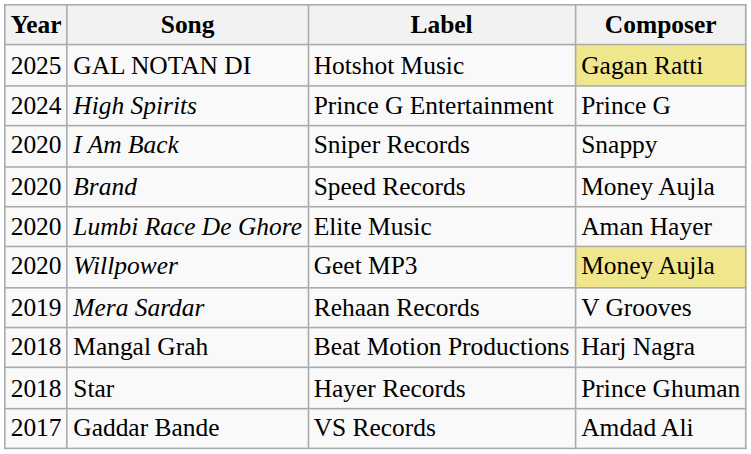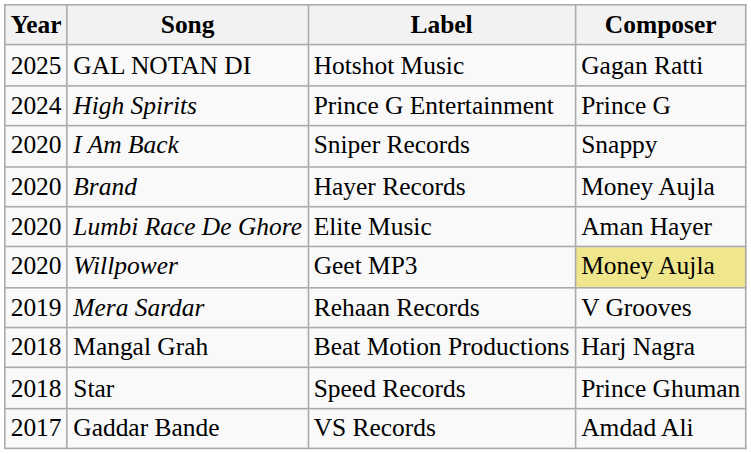(642, 65) khaki background -> (642, 65) no background
(390, 186) Speed Records -> (390, 186) Hayer Records
(390, 387) Hayer Records -> (390, 387) Speed Records
